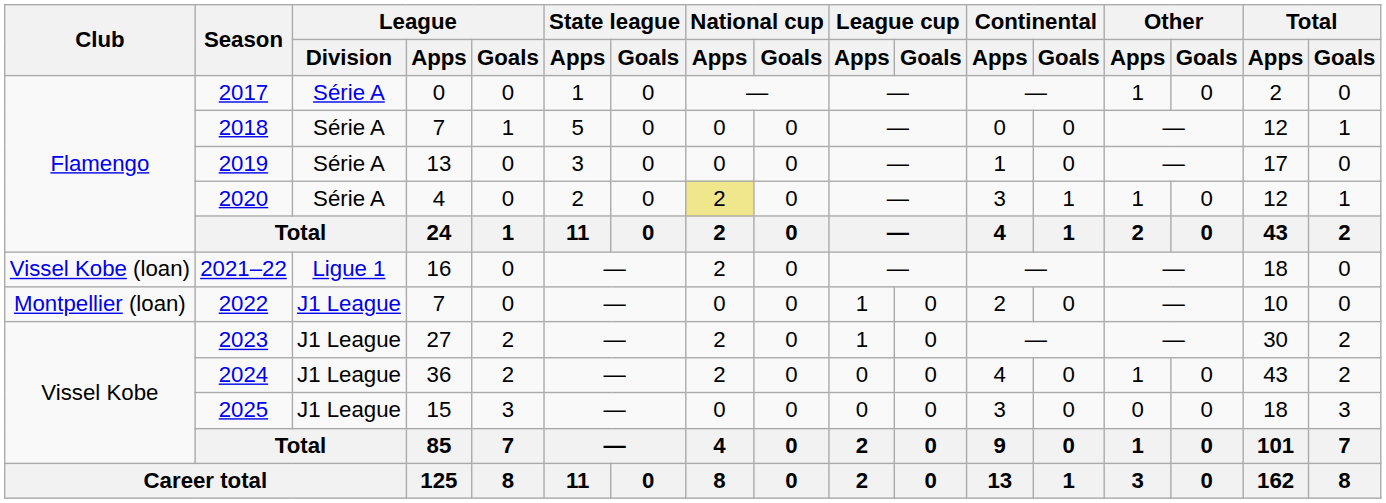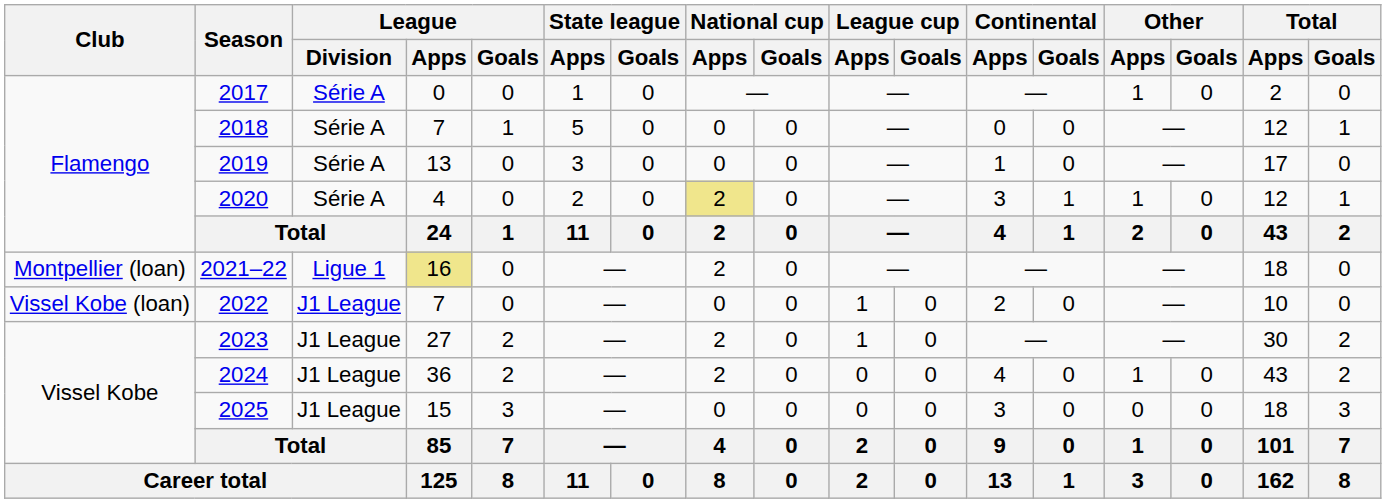(100, 269) Vissel Kobe (loan) -> (100, 269) Montpellier (loan)
(439, 269) no background -> (439, 269) khaki background
(100, 304) Montpellier (loan) -> (100, 304) Vissel Kobe (loan)
